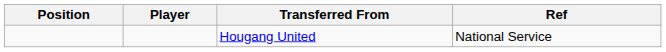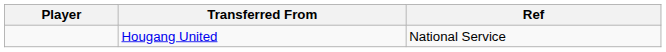- column: (64, 15)
